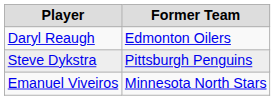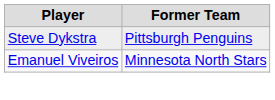- row: (51, 38)
